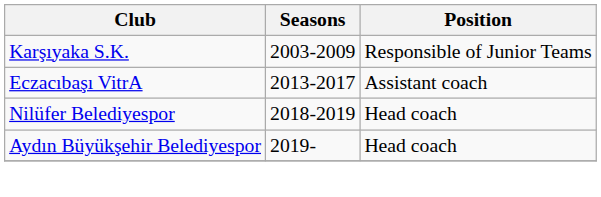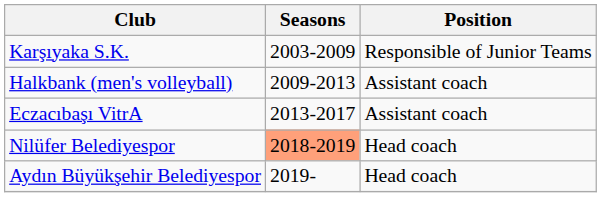+ row: (121, 82)
(313, 113) no background -> (313, 144) lightsalmon background
